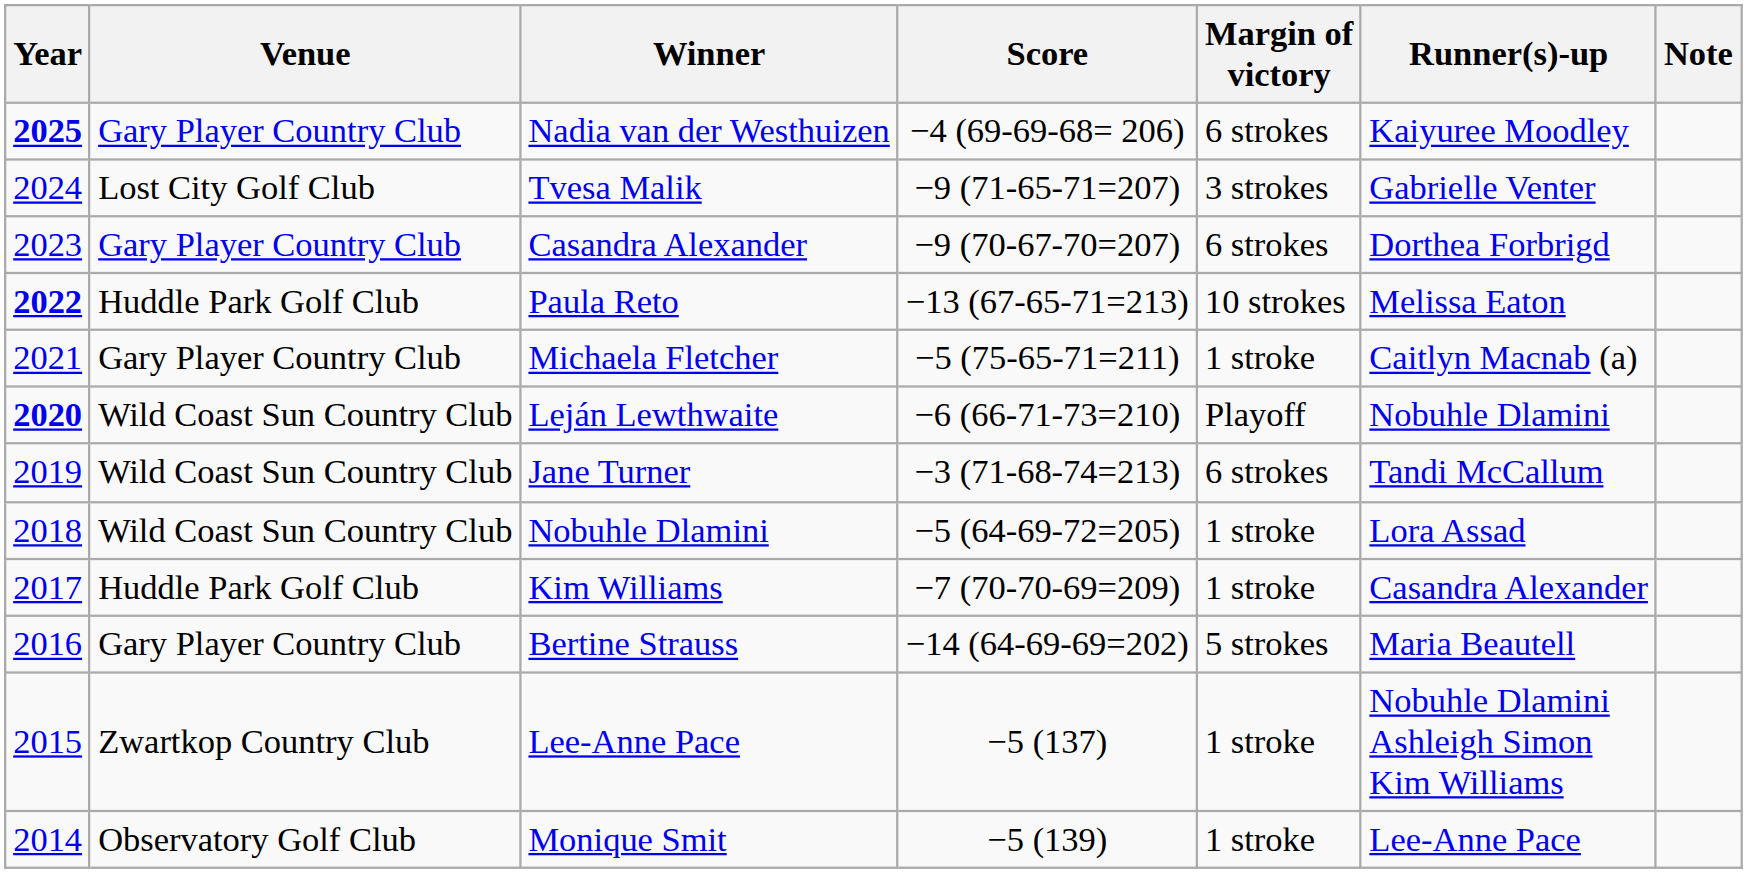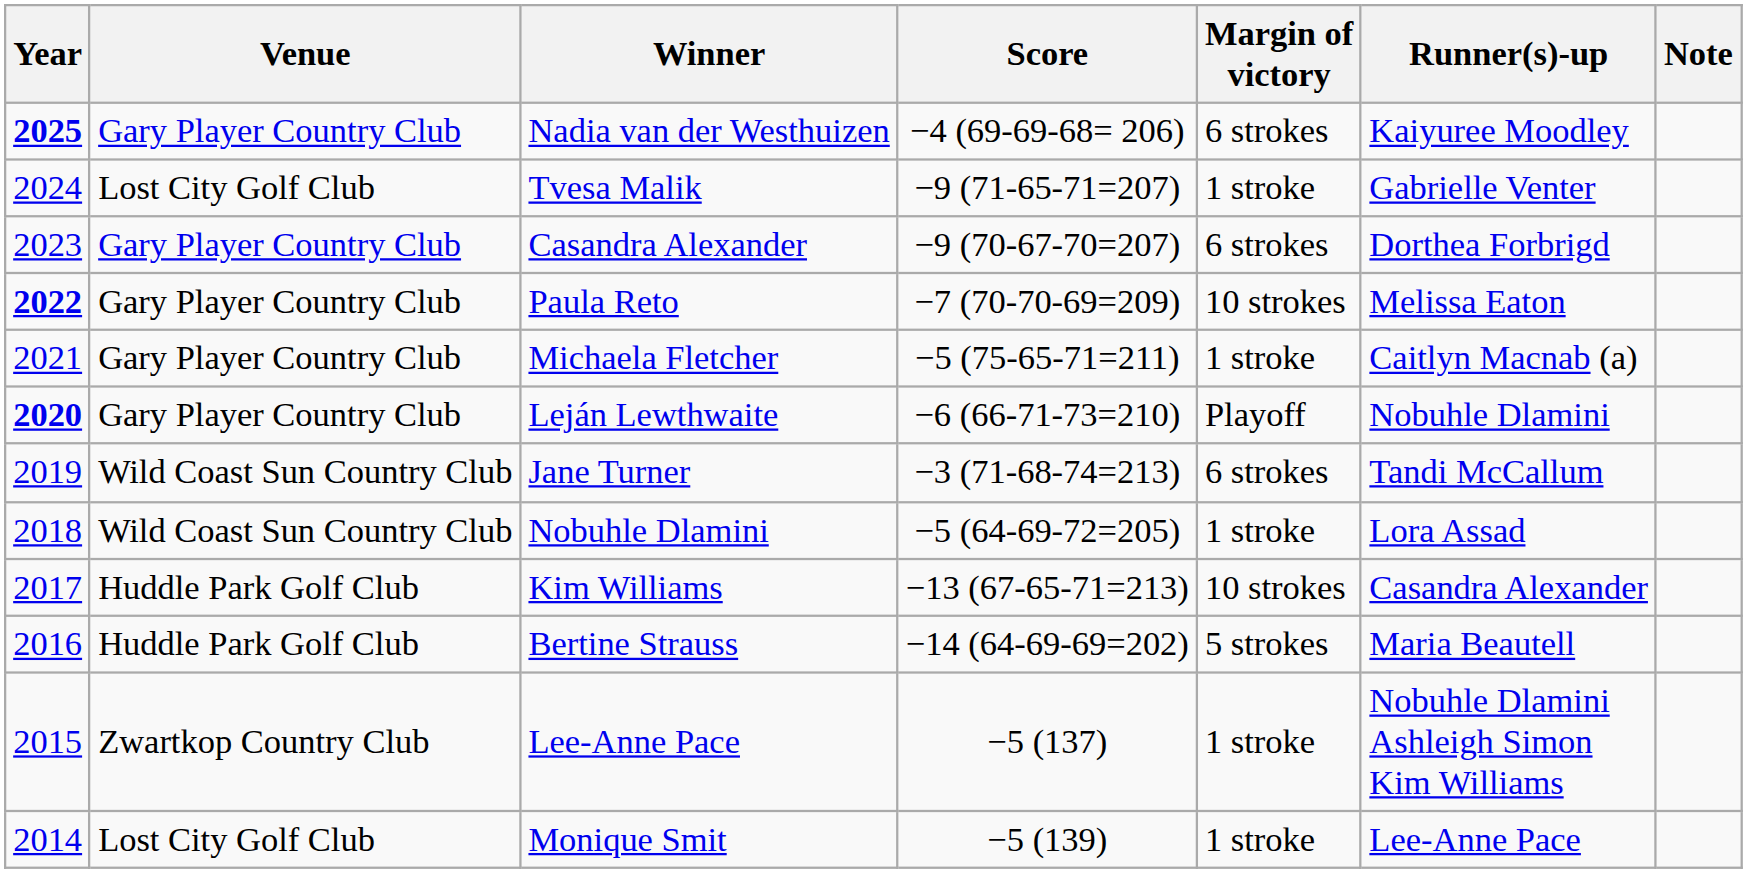(1267, 187) 3 strokes -> (1260, 187) 1 stroke
(259, 301) Huddle Park Golf Club -> (280, 301) Gary Player Country Club
(1047, 301) −13 (67-65-71=213) -> (1047, 301) −7 (70-70-69=209)
(305, 415) Wild Coast Sun Country Club -> (280, 415) Gary Player Country Club
(1047, 586) −7 (70-70-69=209) -> (1047, 586) −13 (67-65-71=213)
(1260, 586) 1 stroke -> (1275, 586) 10 strokes
(280, 642) Gary Player Country Club -> (259, 642) Huddle Park Golf Club
(257, 838) Observatory Golf Club -> (237, 838) Lost City Golf Club
